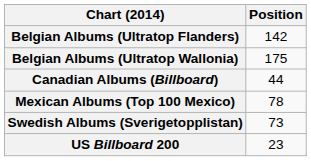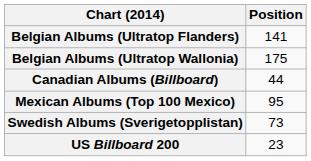(276, 36) 142 -> (276, 36) 141
(276, 101) 78 -> (276, 101) 95
